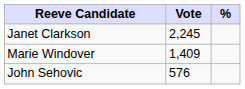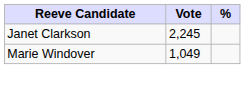(185, 53) 1,409 -> (185, 53) 1,049
- row: (45, 73)
